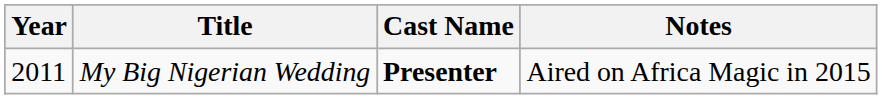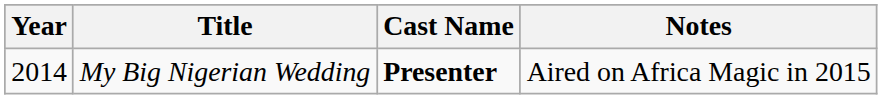(39, 70) 2011 -> (39, 70) 2014
